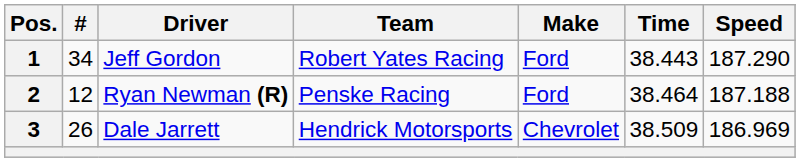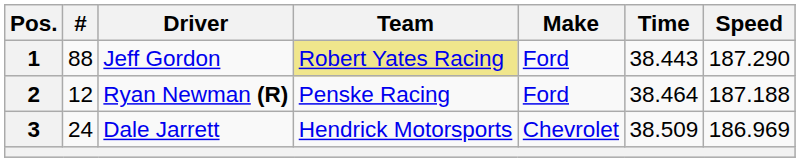(80, 58) 34 -> (80, 58) 88
(401, 58) no background -> (401, 58) khaki background
(80, 130) 26 -> (80, 130) 24
